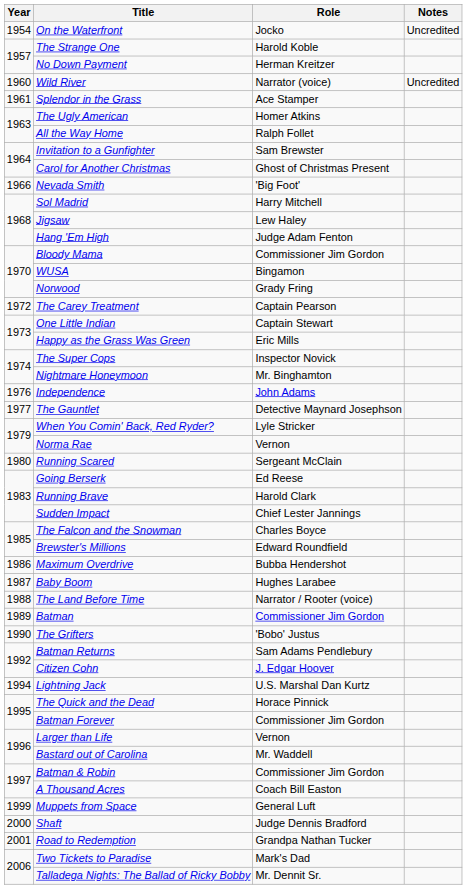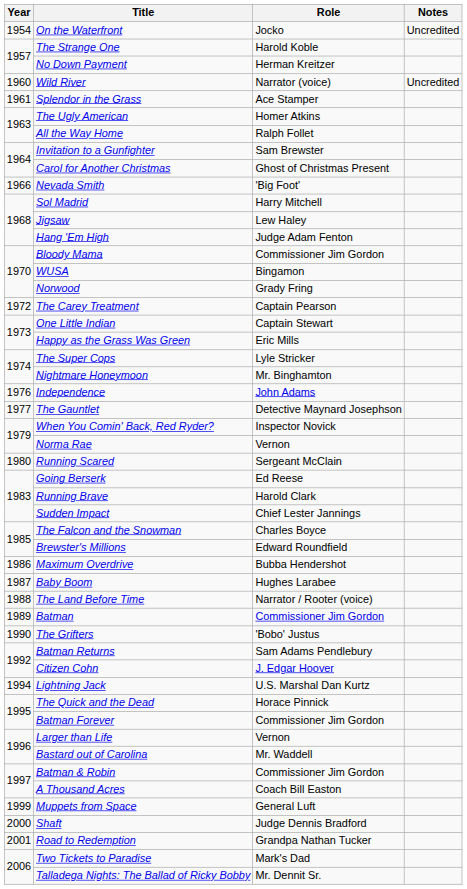(296, 358) Inspector Novick -> (285, 358) Lyle Stricker
(285, 427) Lyle Stricker -> (296, 427) Inspector Novick
